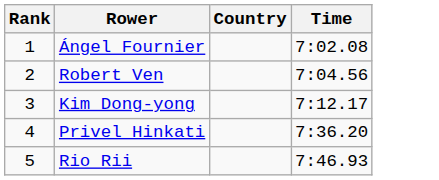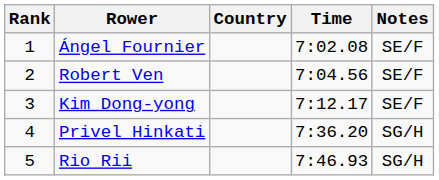+ column: (403, 19)
